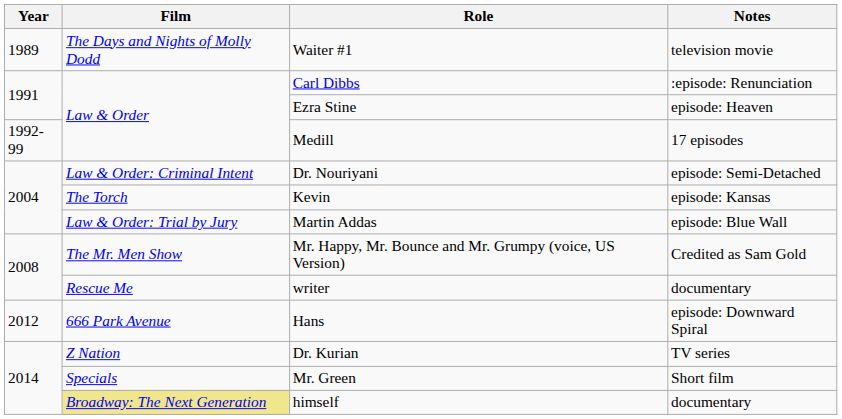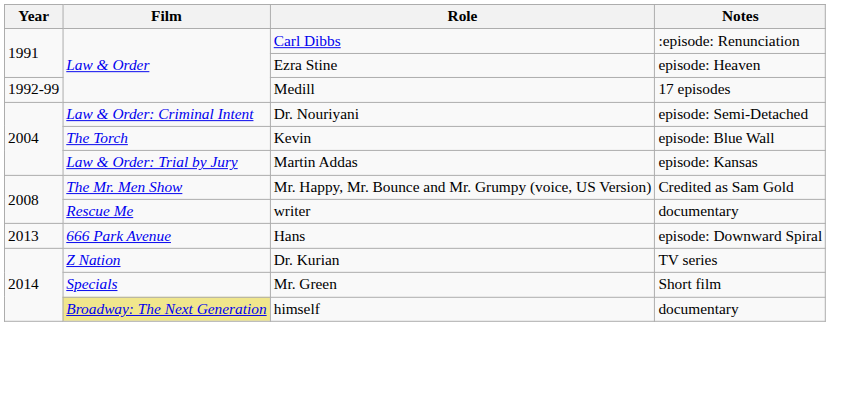- row: (323, 49)
(721, 197) episode: Kansas -> (716, 138) episode: Blue Wall
(729, 221) episode: Blue Wall -> (708, 162) episode: Kansas
(23, 320) 2012 -> (23, 235) 2013
